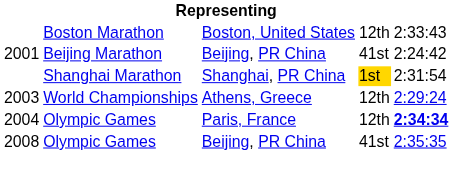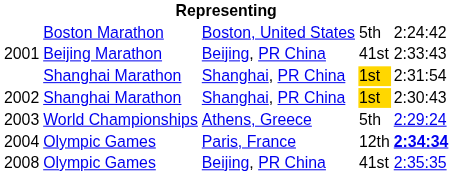(374, 32) 12th -> (370, 32) 5th
(420, 32) 2:33:43 -> (420, 32) 2:24:42
(420, 54) 2:24:42 -> (420, 54) 2:33:43
+ row: (22, 98)
(374, 98) 12th -> (370, 119) 5th
